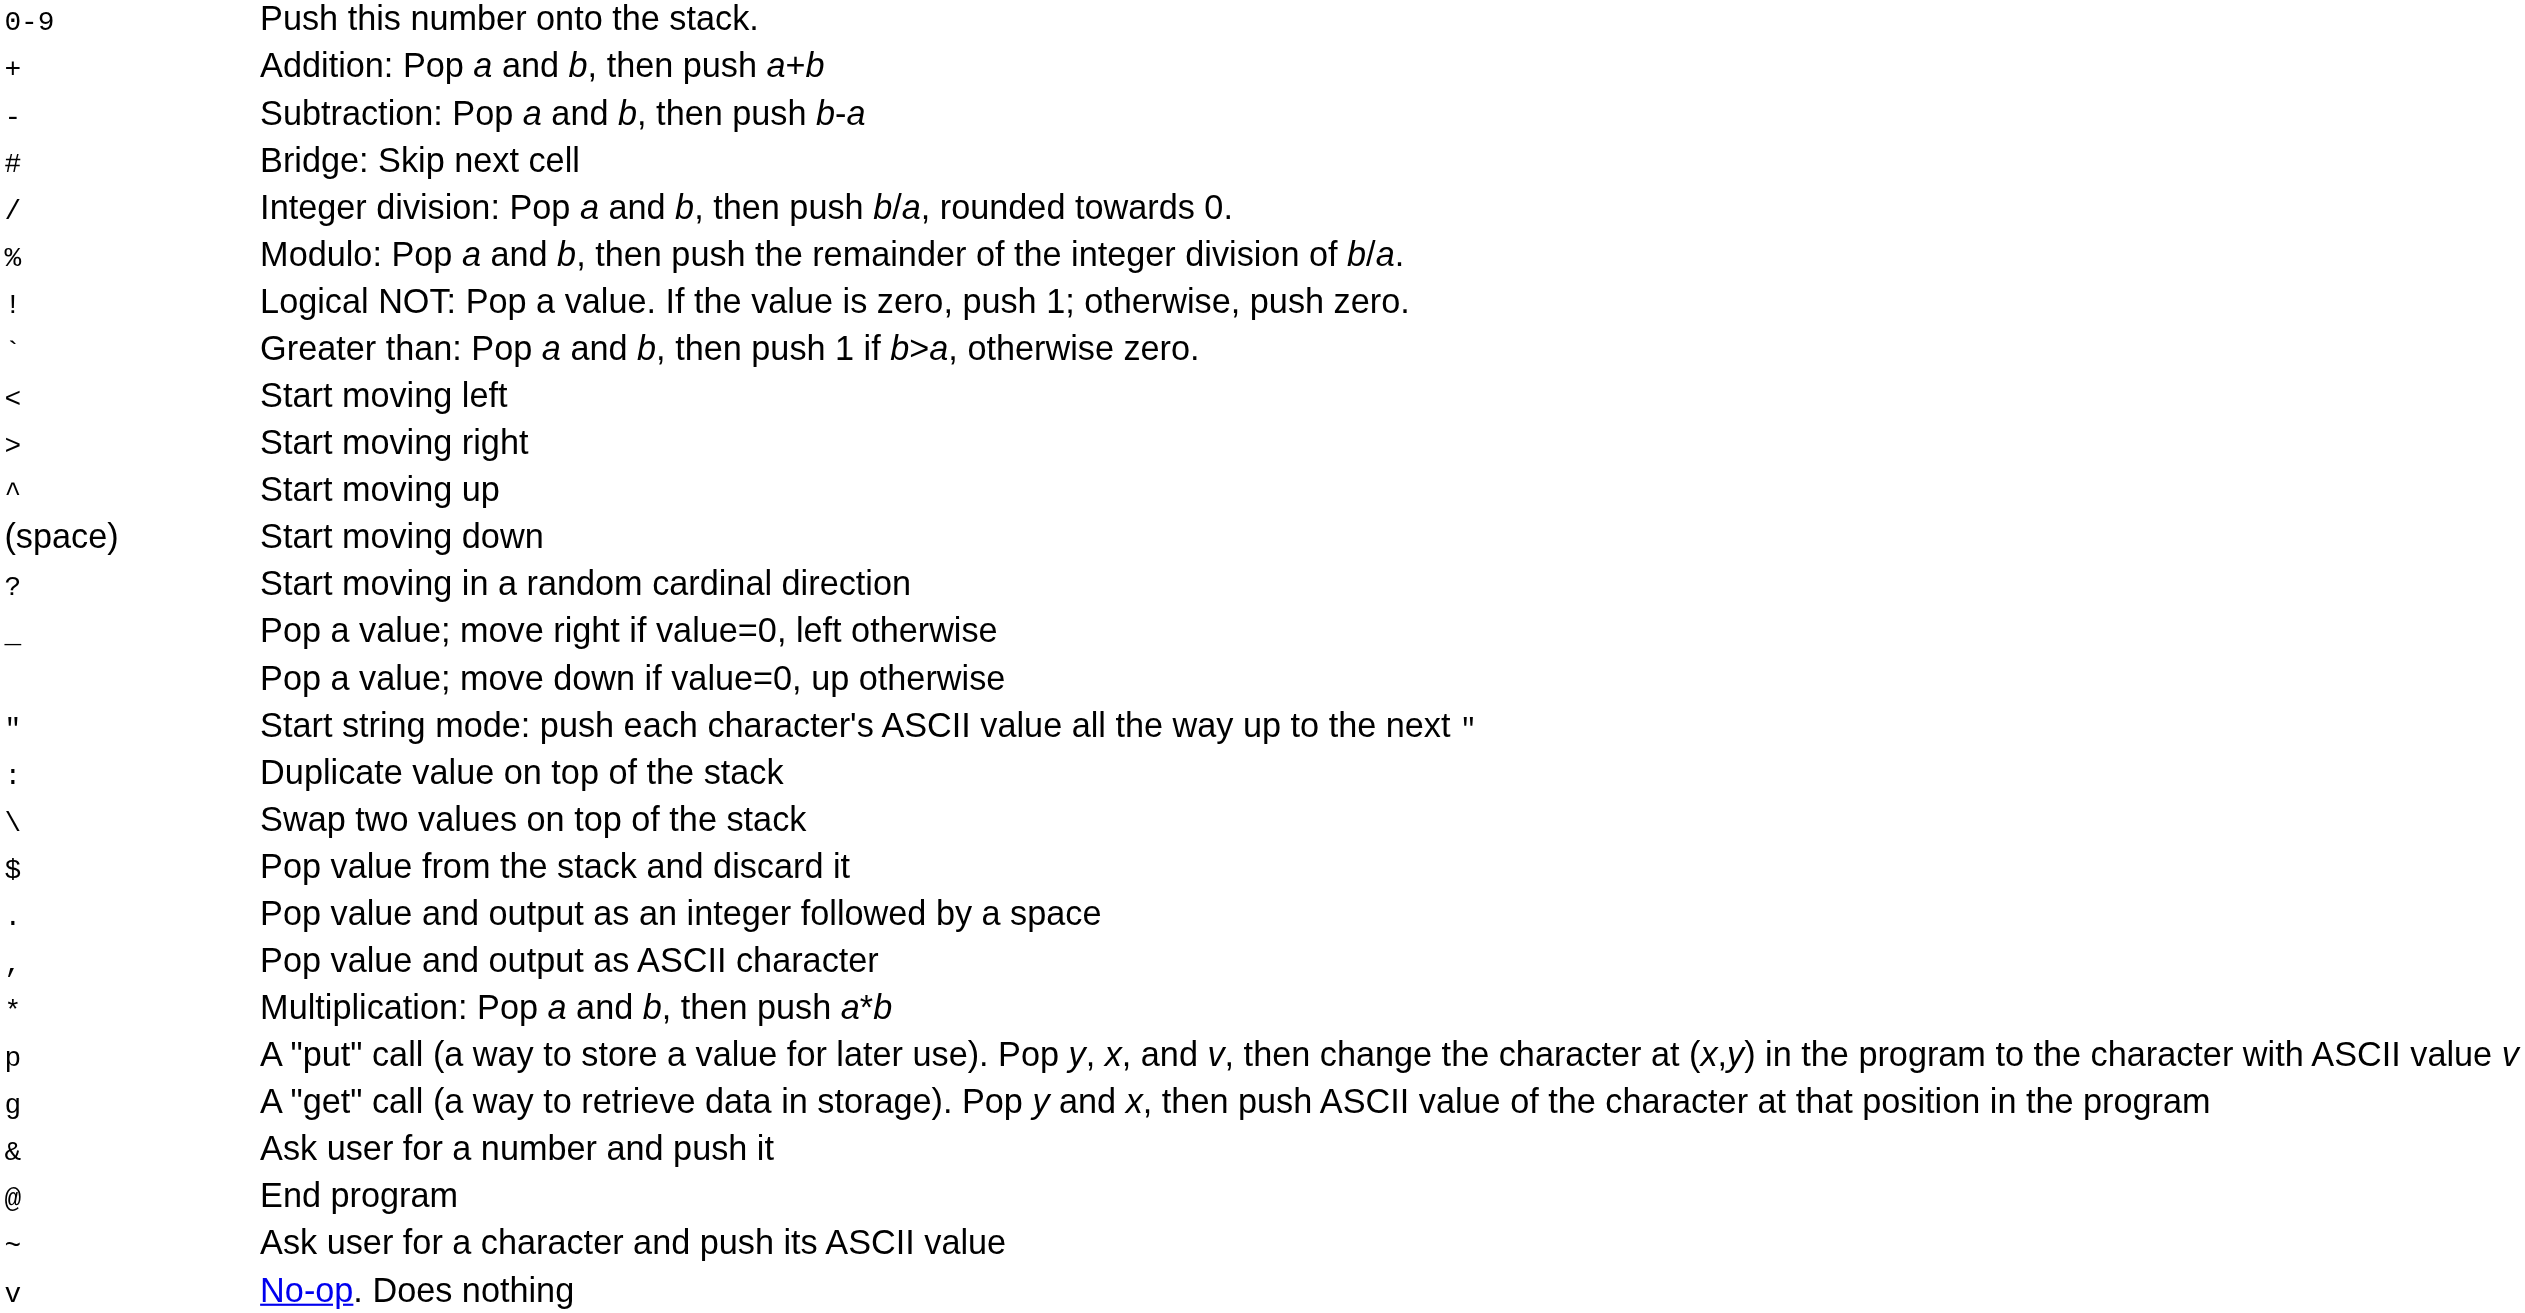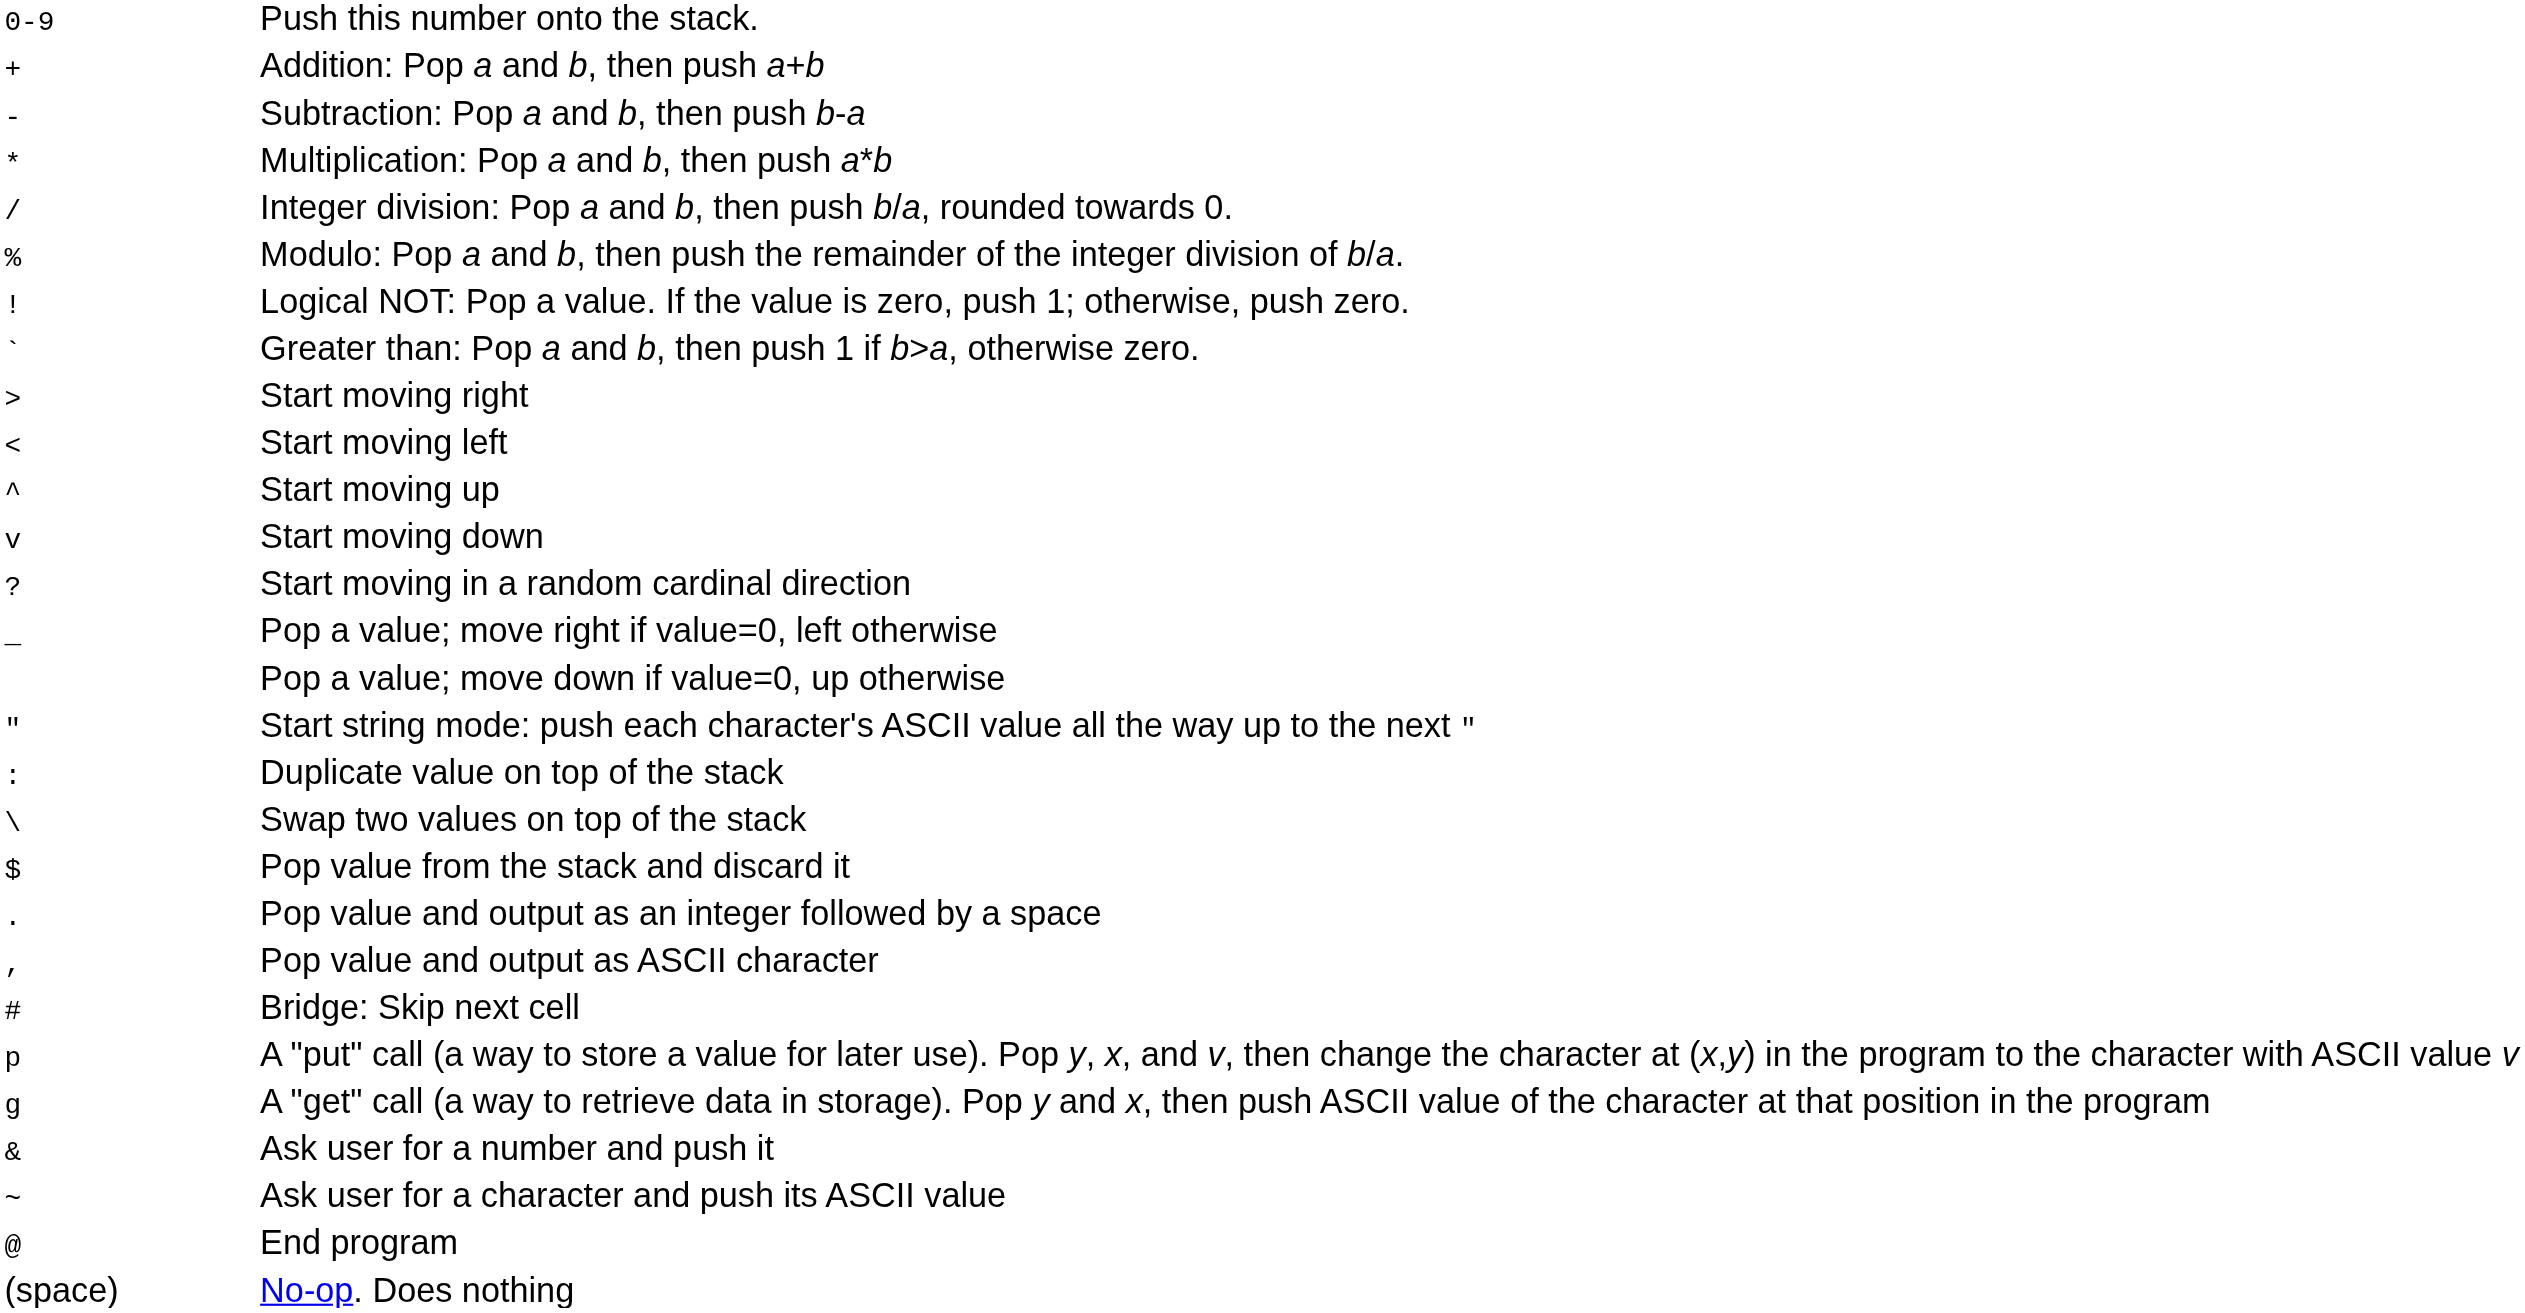rows swapped: (576, 1007) <-> (420, 160)
rows swapped: (394, 442) <-> (384, 395)
(62, 536) (space) -> (13, 541) v
rows swapped: (633, 1243) <-> (359, 1196)
(13, 1294) v -> (62, 1290) (space)
